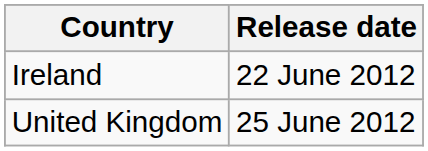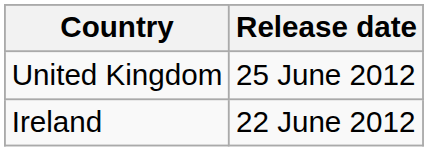rows swapped: (57, 74) <-> (117, 121)
